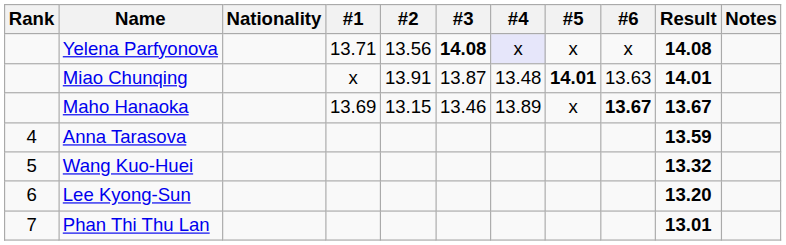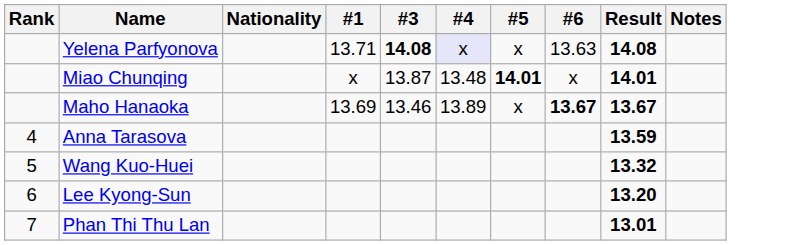- column: (408, 19)
(628, 48) x -> (573, 48) 13.63
(628, 78) 13.63 -> (573, 78) x
